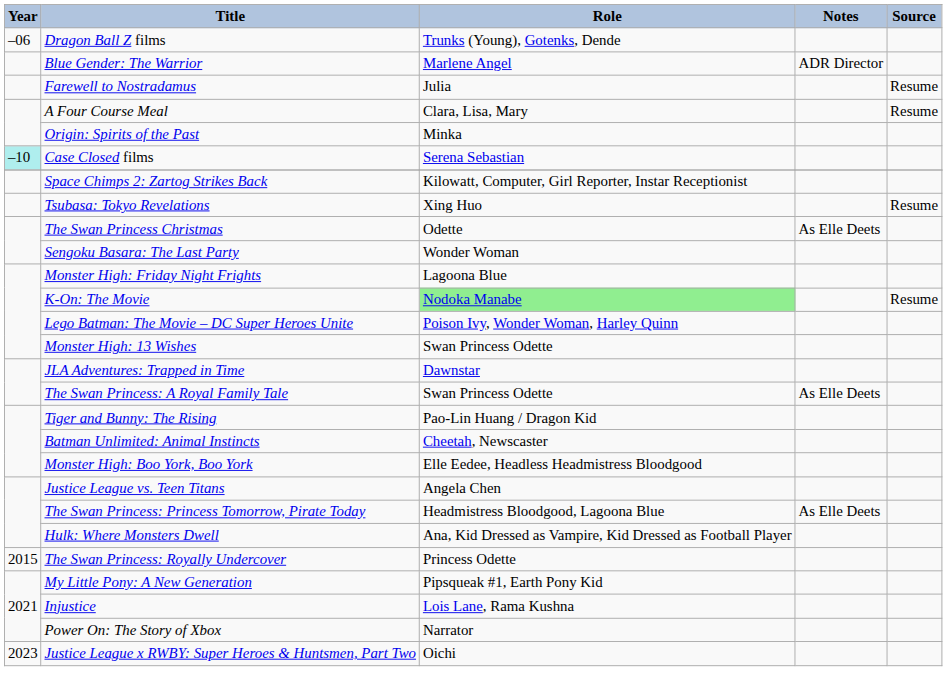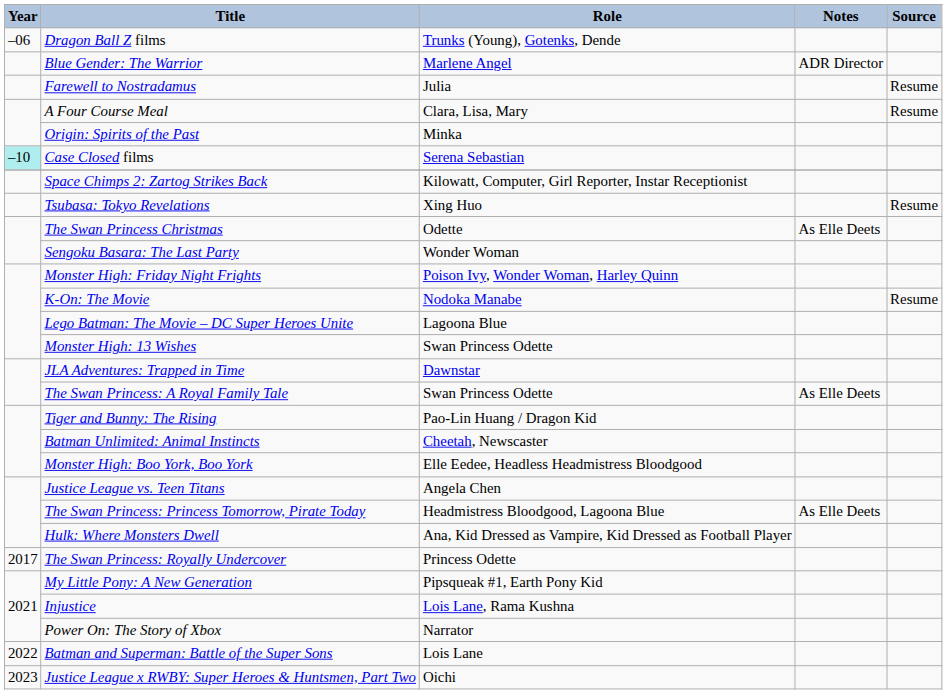(465, 275) Lagoona Blue -> (551, 275) Poison Ivy, Wonder Woman, Harley Quinn
(472, 299) lightgreen background -> (472, 299) no background
(551, 323) Poison Ivy, Wonder Woman, Harley Quinn -> (465, 323) Lagoona Blue
(23, 559) 2015 -> (23, 559) 2017
+ row: (189, 653)
